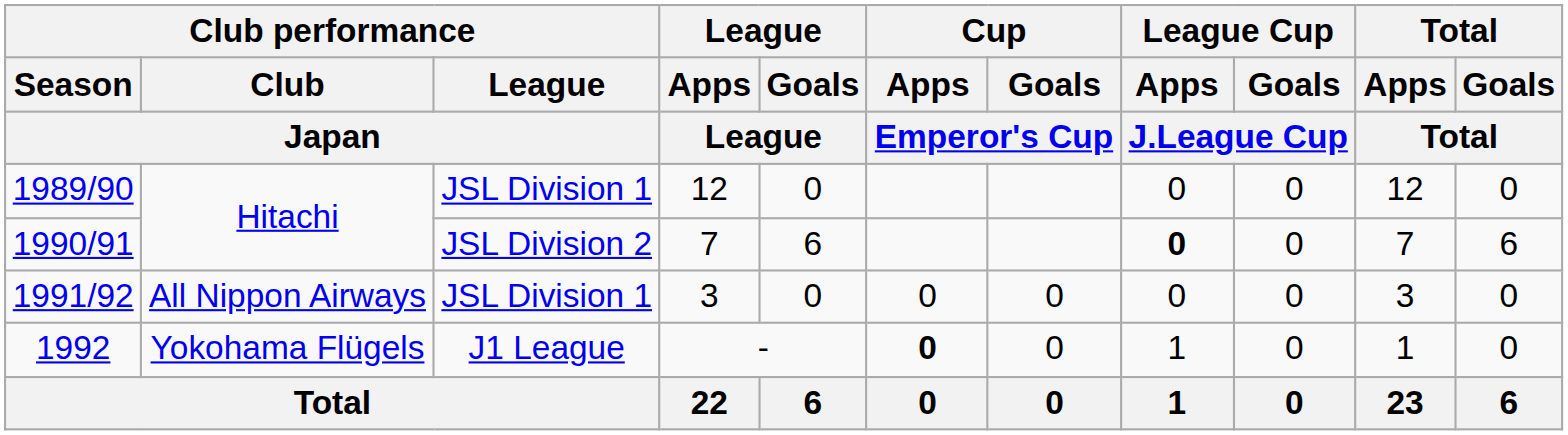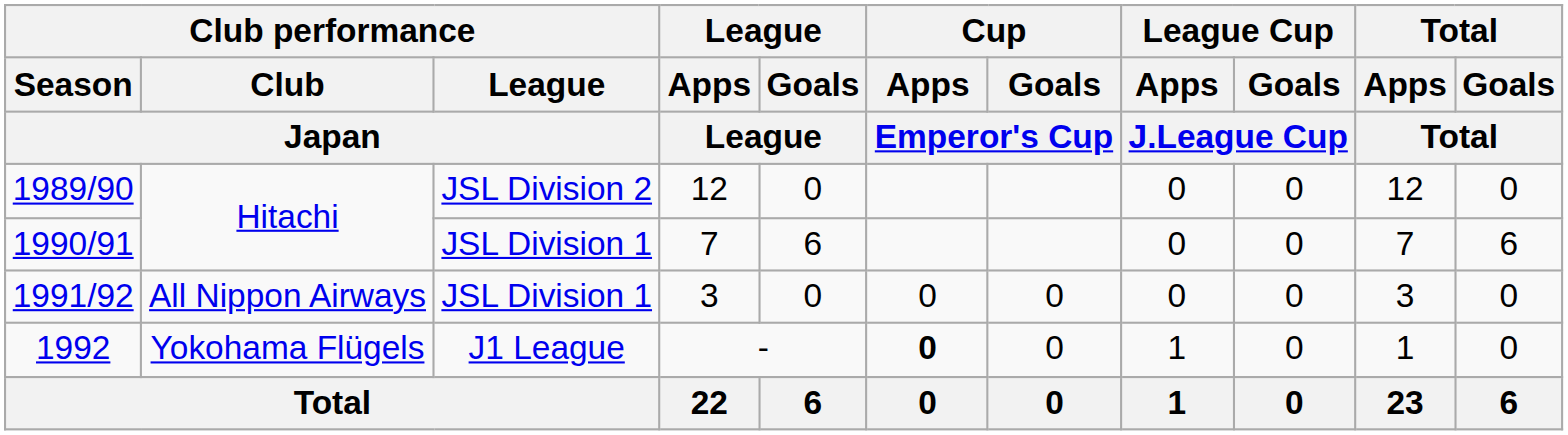(547, 190) JSL Division 1 -> (547, 190) JSL Division 2
(547, 243) JSL Division 2 -> (547, 243) JSL Division 1
(1177, 243) bold -> (1177, 243) normal
